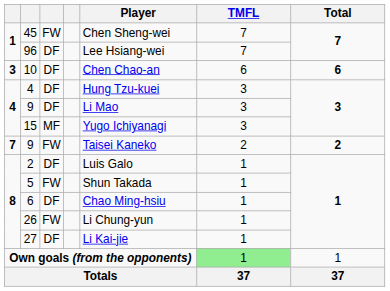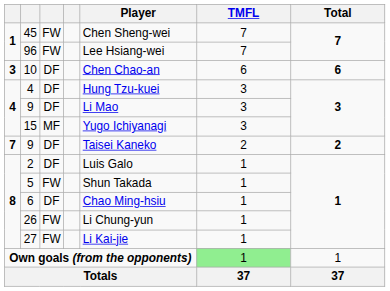(51, 51) DF -> (51, 51) FW
(51, 145) FW -> (51, 145) DF
(51, 239) DF -> (51, 239) FW
